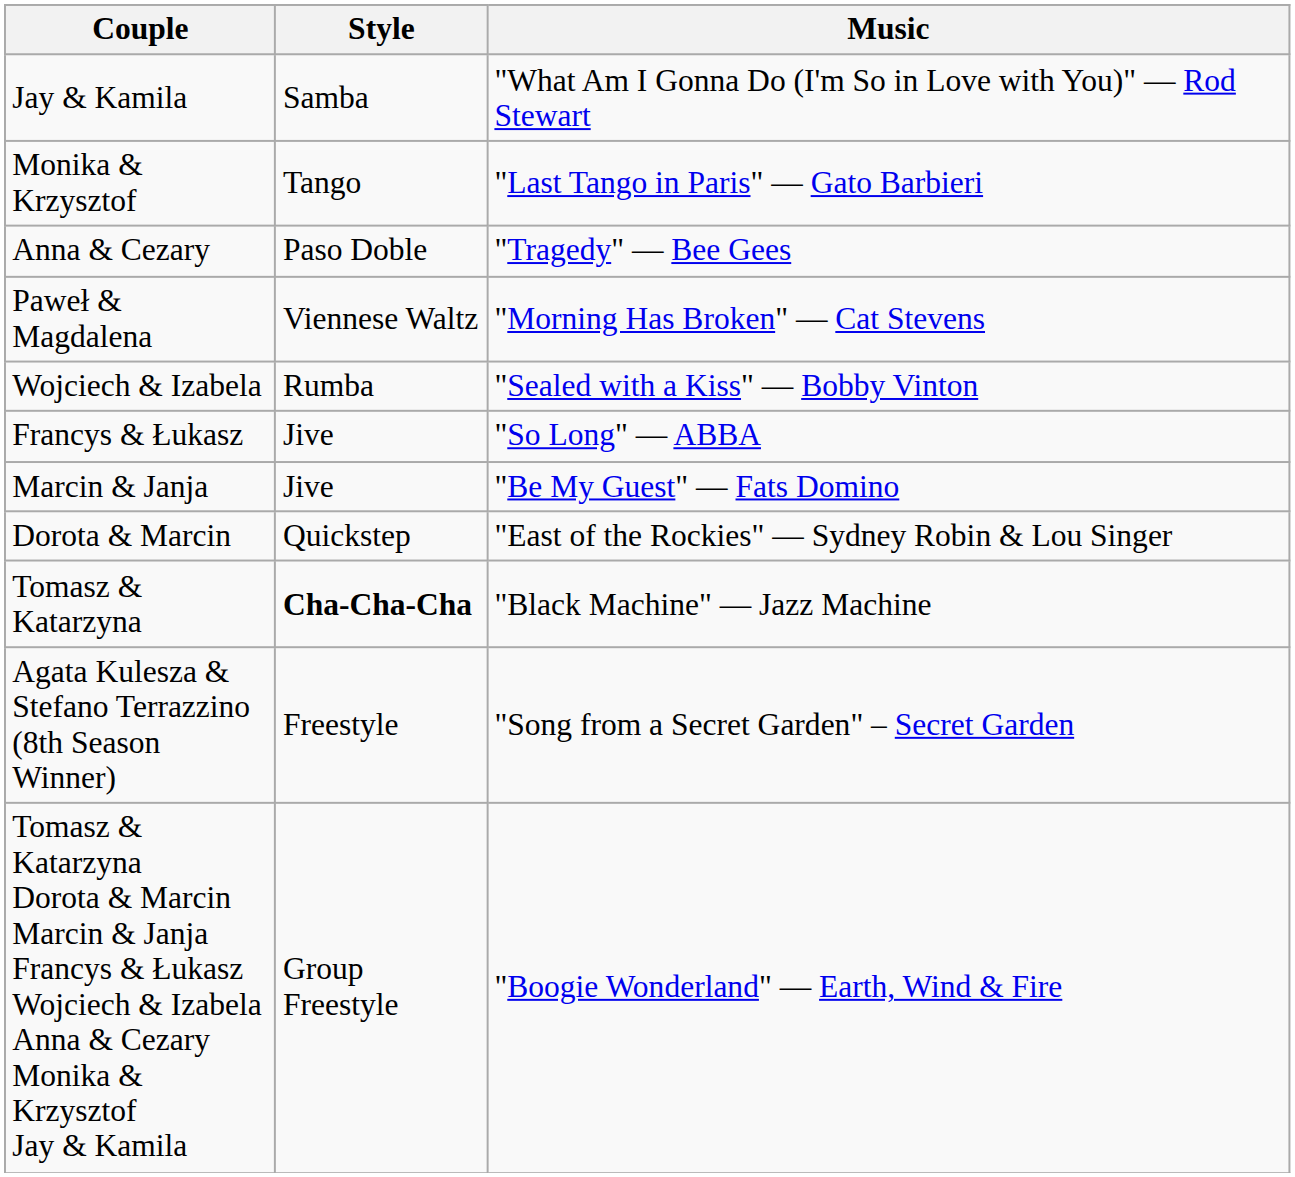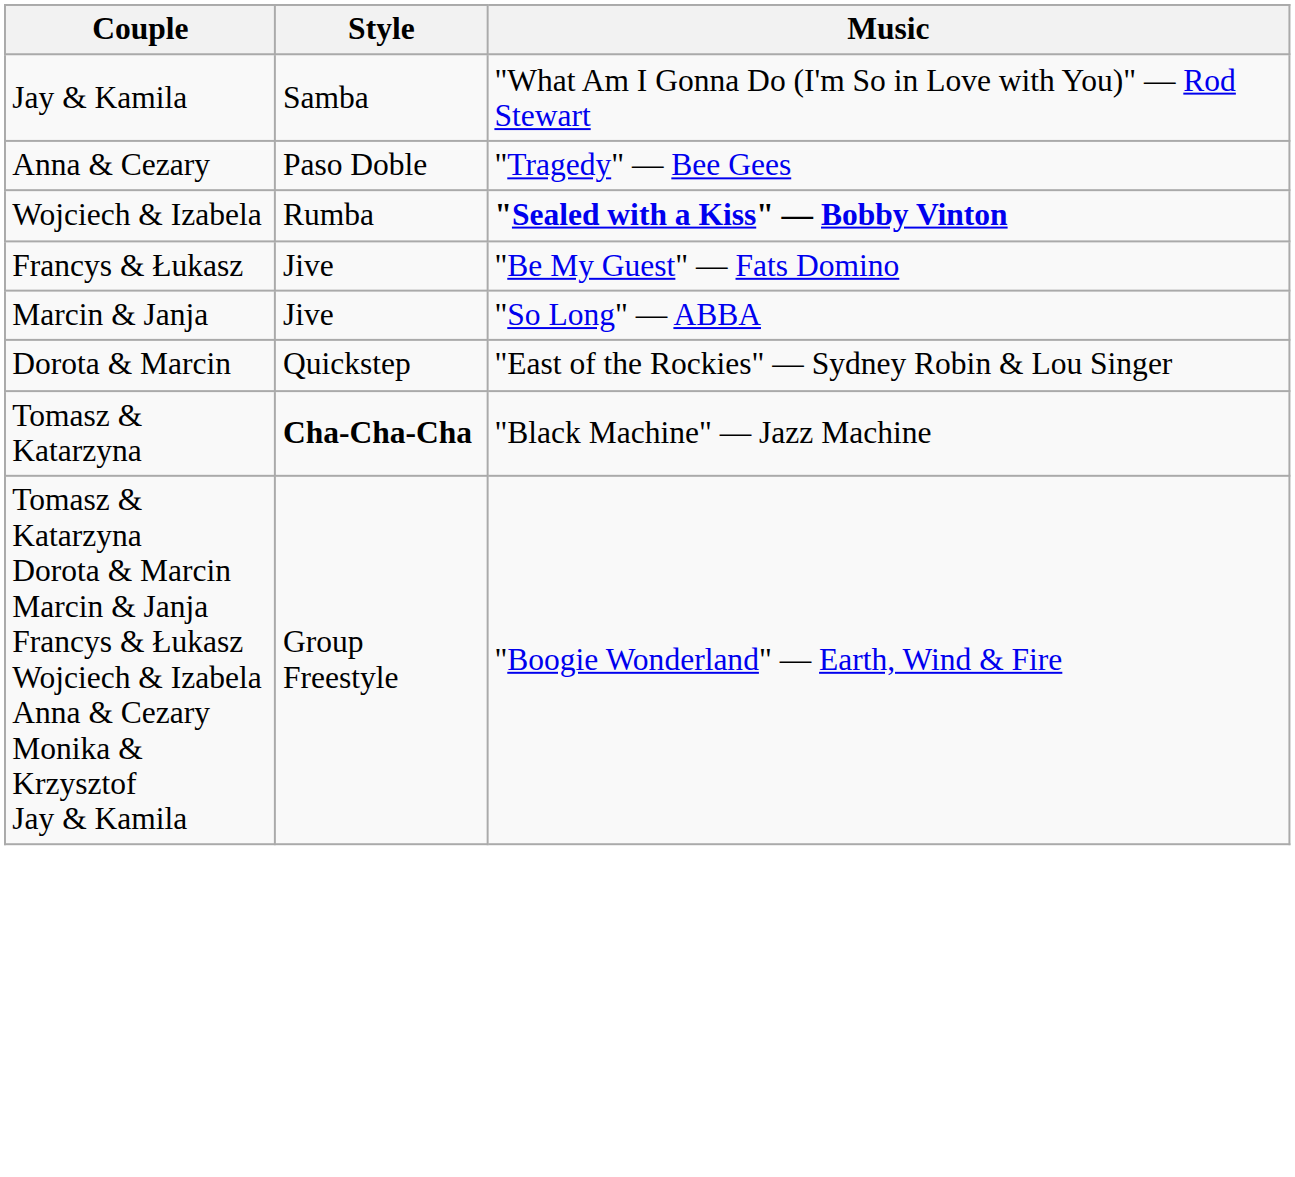- row: (77, 182)
- row: (82, 318)
(736, 385) normal -> (751, 214) bold
(628, 435) "So Long" — ABBA -> (697, 264) "Be My Guest" — Fats Domino
(697, 485) "Be My Guest" — Fats Domino -> (628, 314) "So Long" — ABBA
- row: (131, 724)
